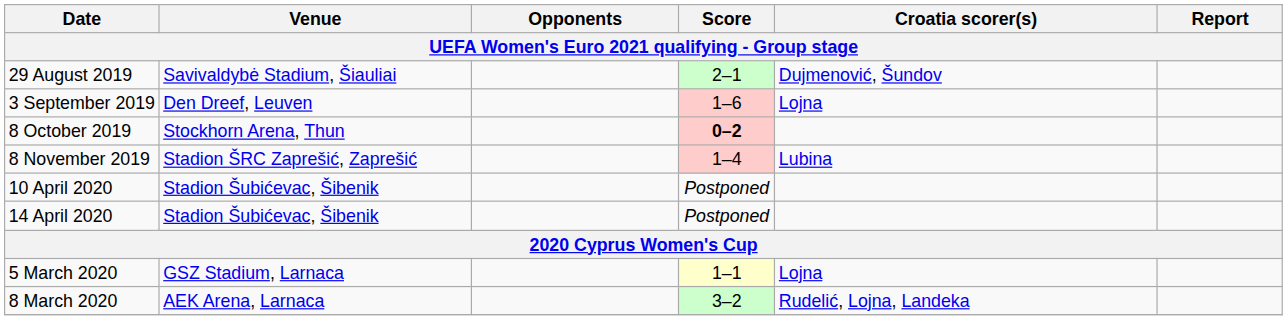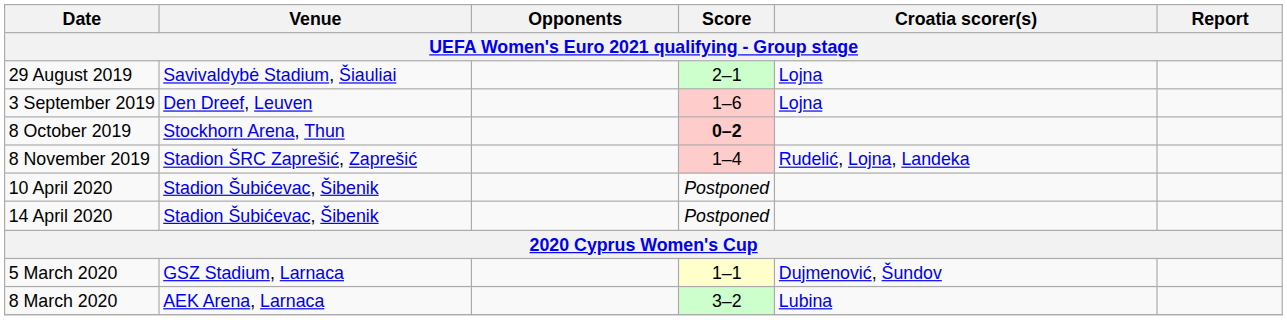(860, 75) Dujmenović, Šundov -> (801, 75) Lojna
(806, 160) Lubina -> (874, 160) Rudelić, Lojna, Landeka
(801, 272) Lojna -> (860, 272) Dujmenović, Šundov
(874, 300) Rudelić, Lojna, Landeka -> (806, 300) Lubina
